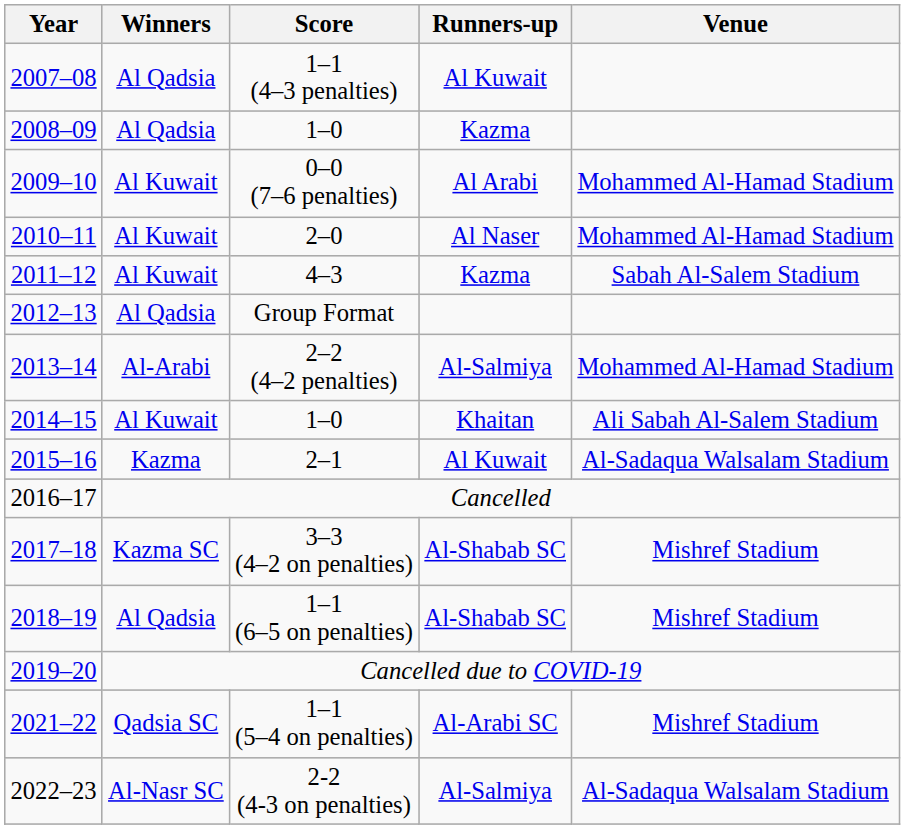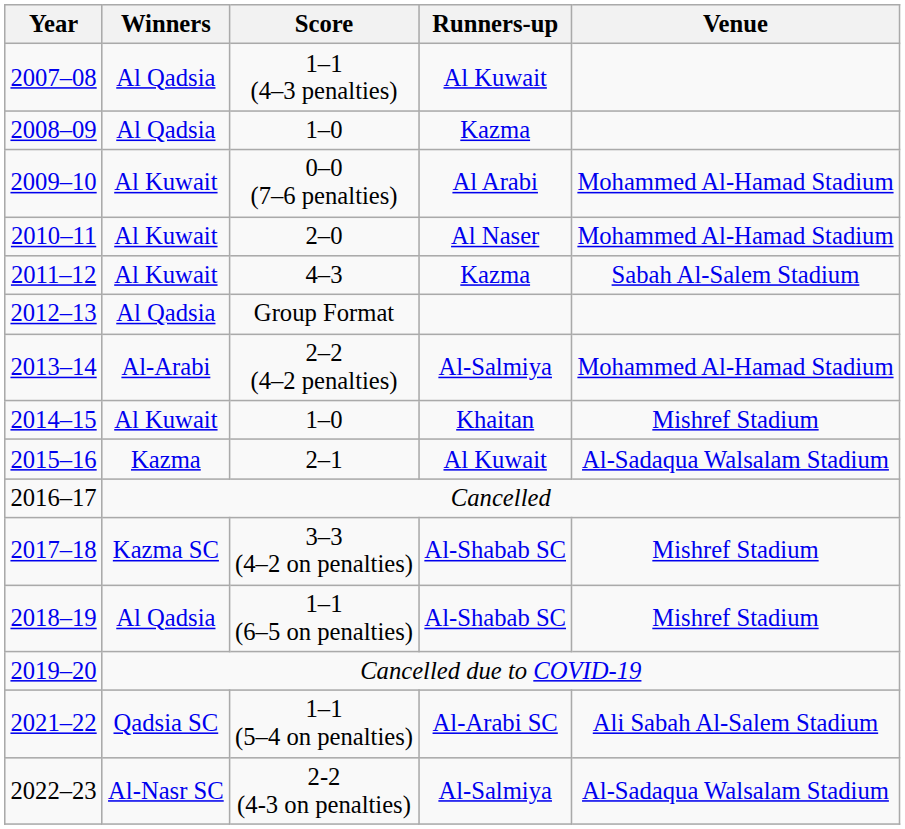(735, 419) Ali Sabah Al-Salem Stadium -> (735, 419) Mishref Stadium
(735, 723) Mishref Stadium -> (735, 723) Ali Sabah Al-Salem Stadium
